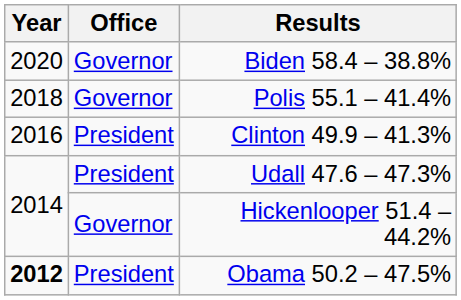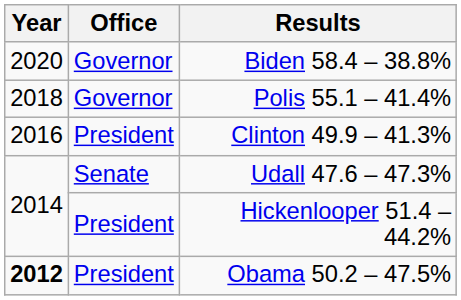(124, 173) President -> (111, 173) Senate
(123, 224) Governor -> (124, 224) President
